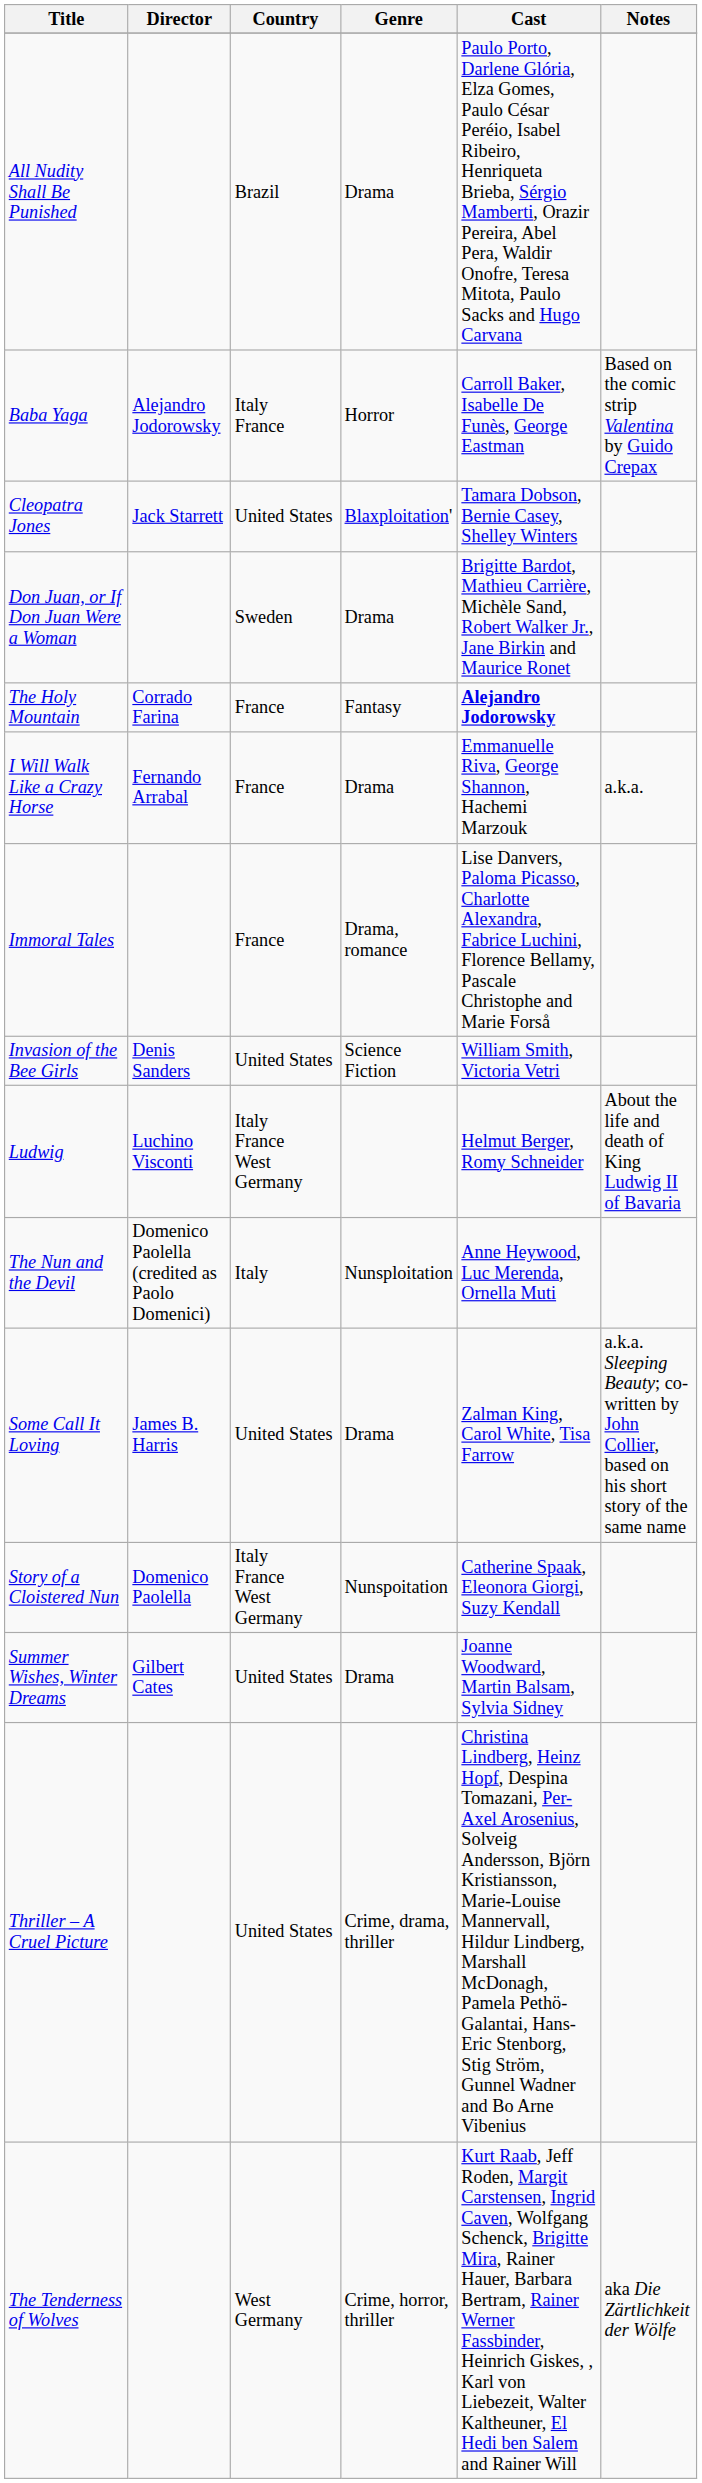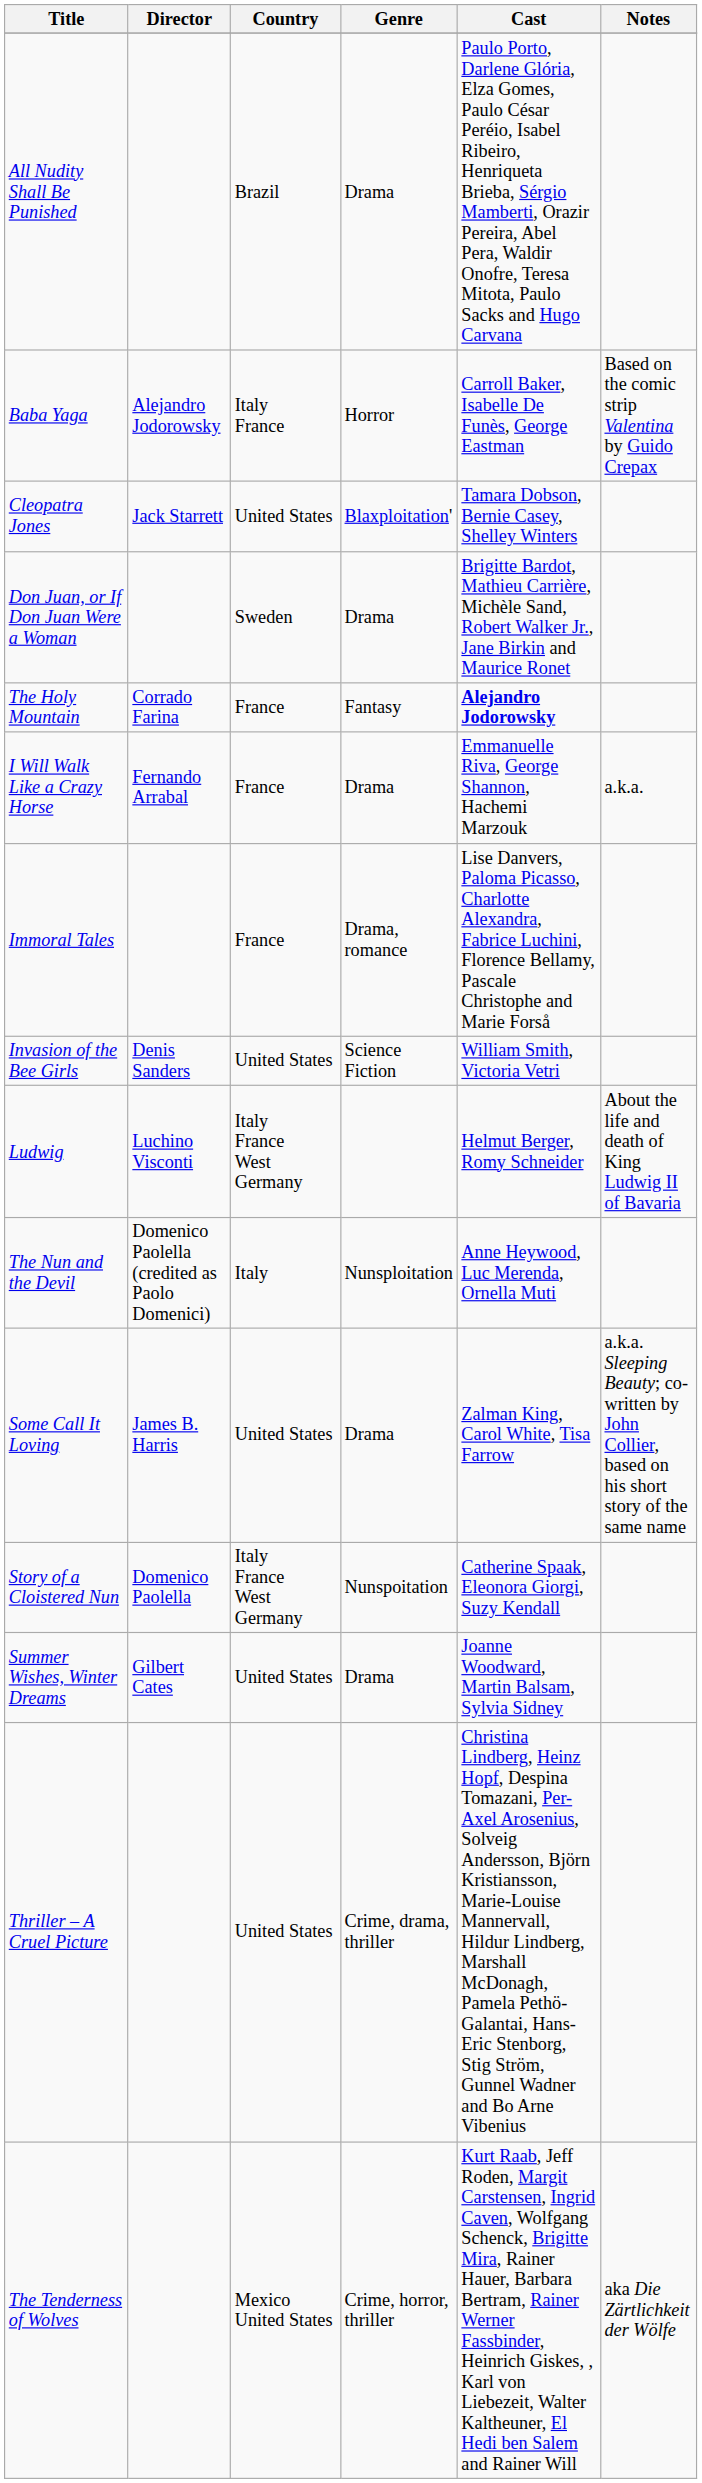(269, 2309) West Germany -> (284, 2309) Mexico United States
